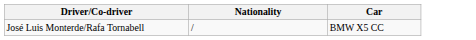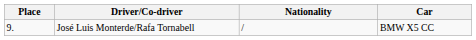+ column: (29, 12)
